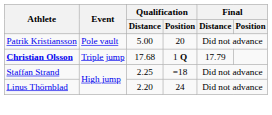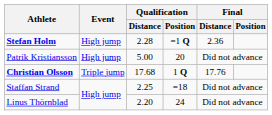+ row: (31, 42)
(100, 42) Pole vault -> (101, 57) High jump
(215, 57) 17.79 -> (215, 72) 17.76
